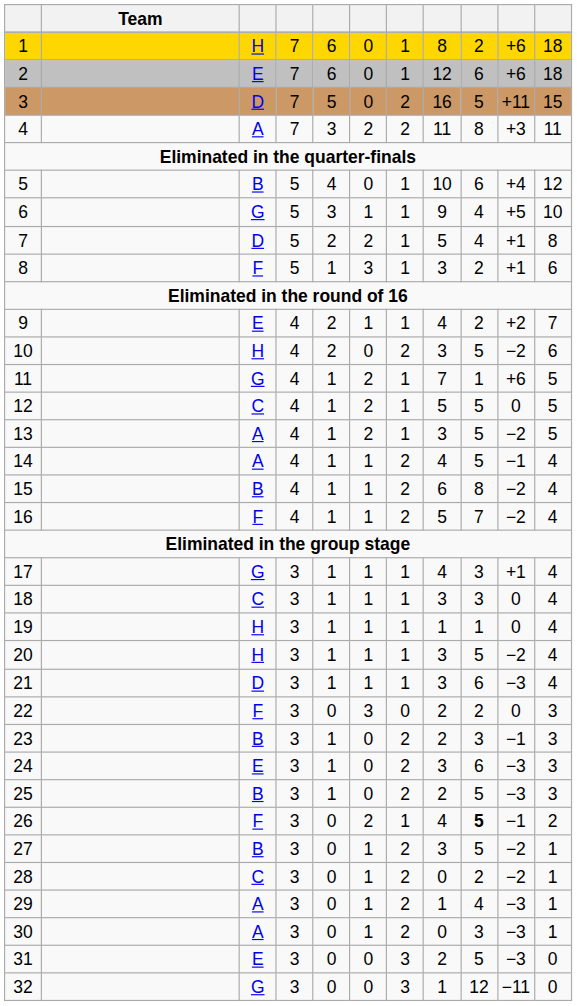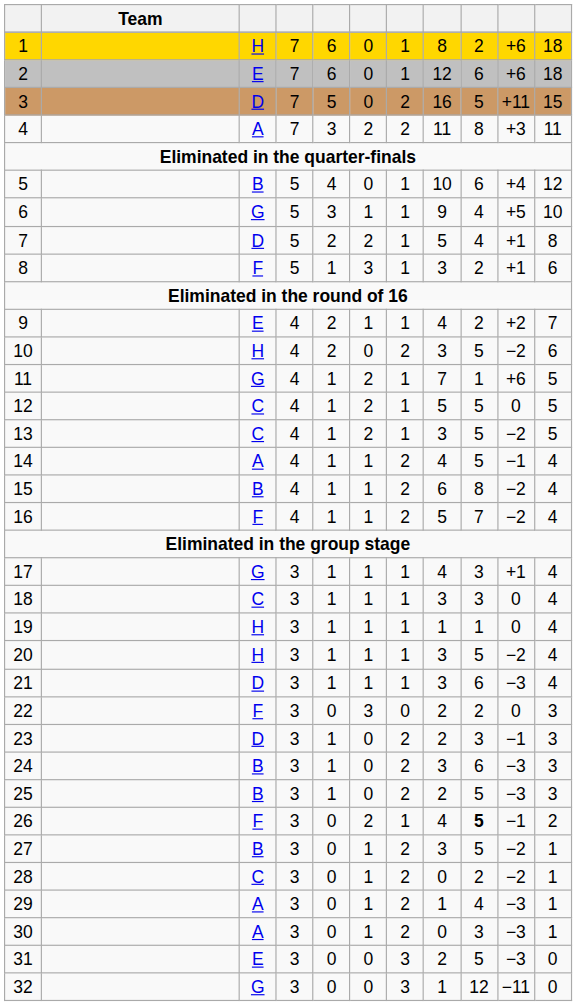(258, 434) A -> (258, 434) C
(258, 738) B -> (258, 738) D
(258, 766) E -> (258, 766) B
